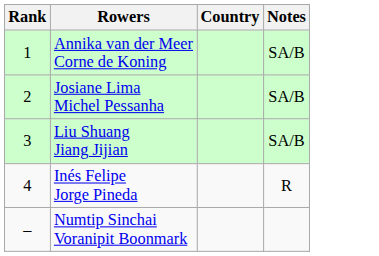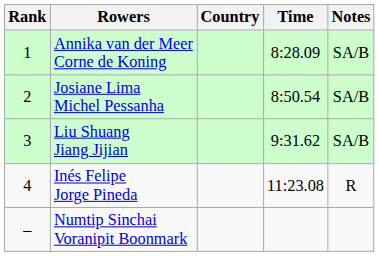+ column: (295, 17)
